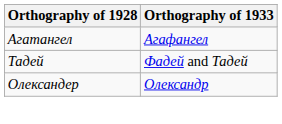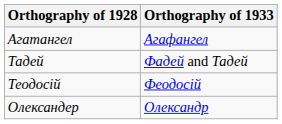+ row: (34, 84)
